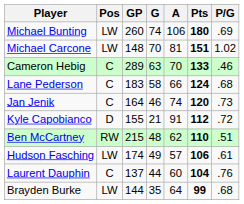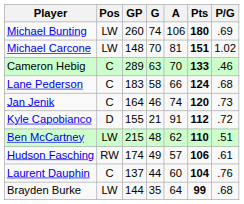(110, 137) RW -> (110, 137) LW
(110, 155) LW -> (110, 155) RW
